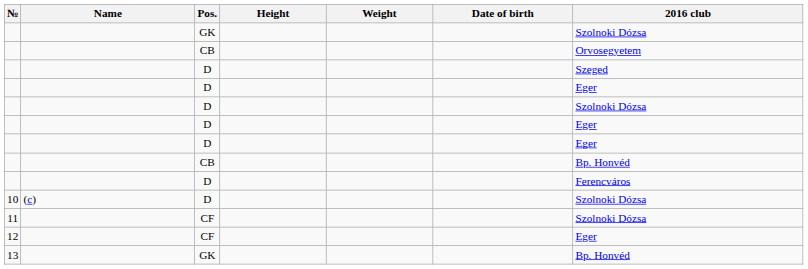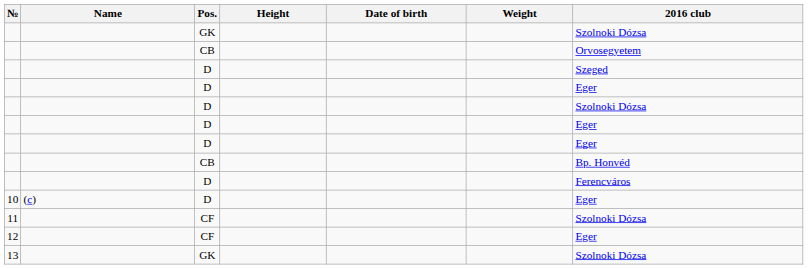columns swapped: (379, 13) <-> (503, 13)
(611, 199) Szolnoki Dózsa -> (586, 199) Eger
(603, 255) Bp. Honvéd -> (611, 255) Szolnoki Dózsa
